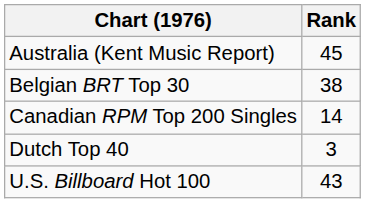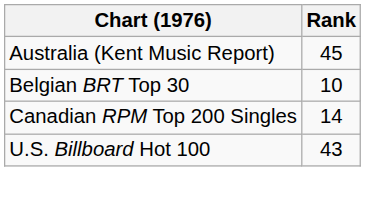(331, 85) 38 -> (331, 85) 10
- row: (69, 149)
